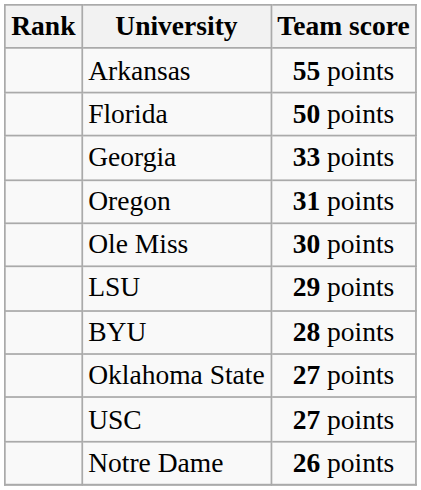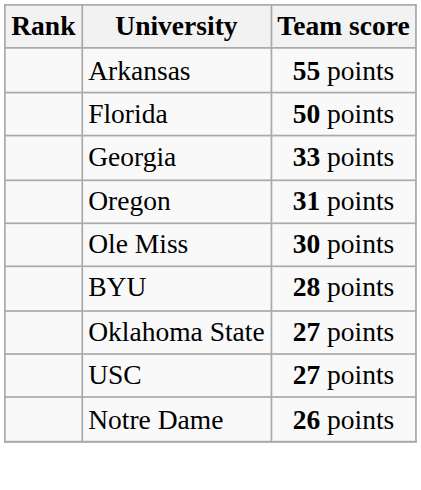- row: (114, 288)
